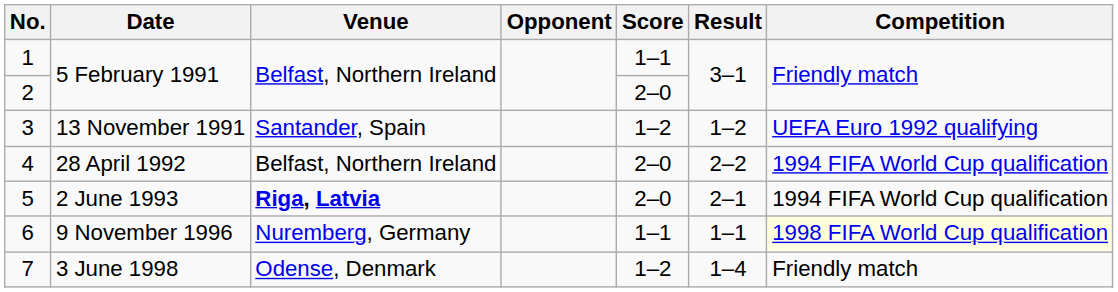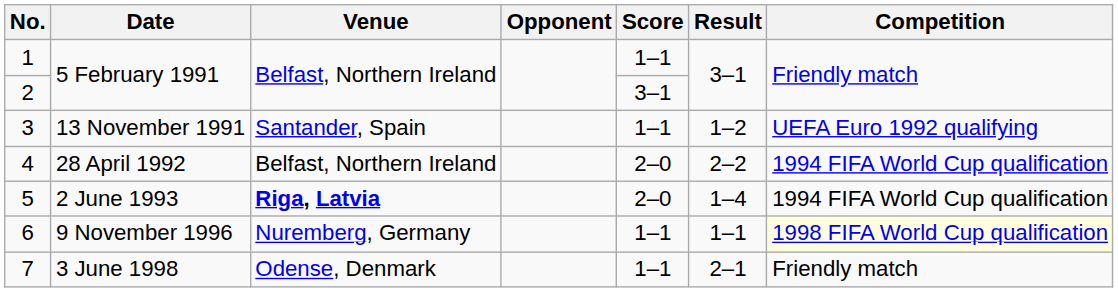(653, 92) 2–0 -> (653, 92) 3–1
(653, 127) 1–2 -> (653, 127) 1–1
(728, 198) 2–1 -> (728, 198) 1–4
(653, 269) 1–2 -> (653, 269) 1–1
(728, 269) 1–4 -> (728, 269) 2–1
